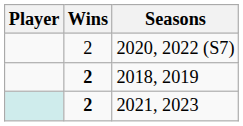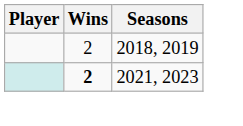- row: (175, 47)
(88, 76) bold -> (88, 47) normal
